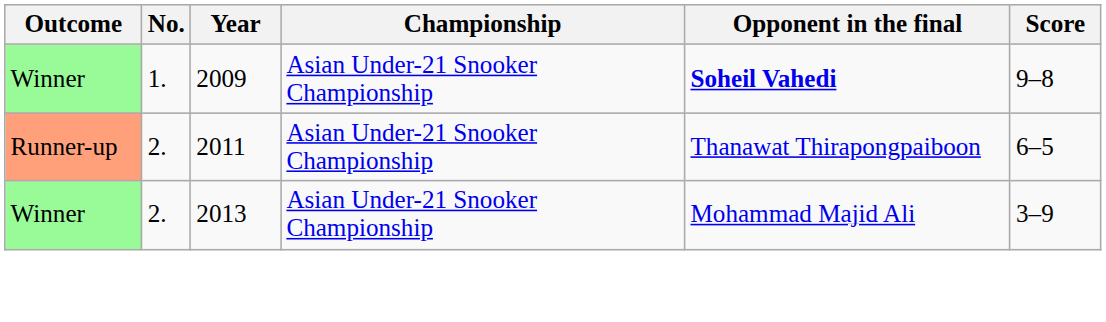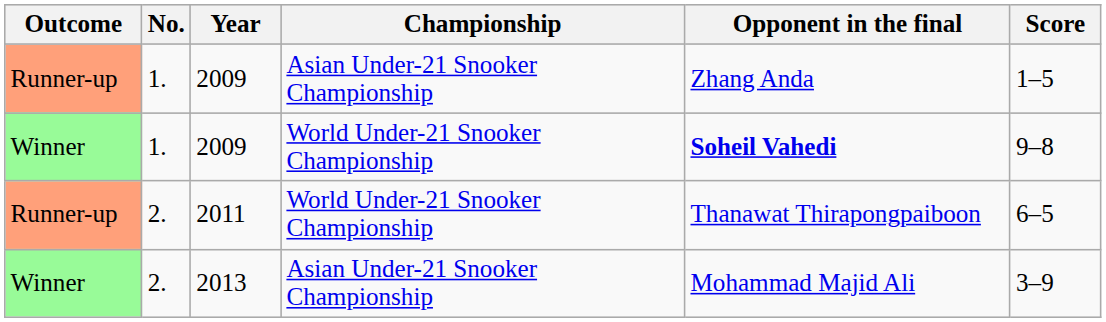+ row: (64, 78)
(412, 78) Asian Under-21 Snooker Championship -> (414, 146) World Under-21 Snooker Championship
(412, 146) Asian Under-21 Snooker Championship -> (414, 214) World Under-21 Snooker Championship
